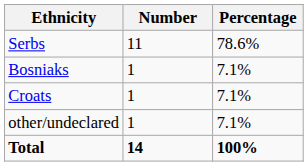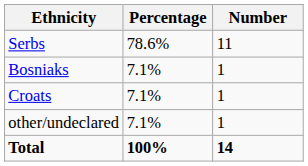columns swapped: (168, 17) <-> (258, 17)
